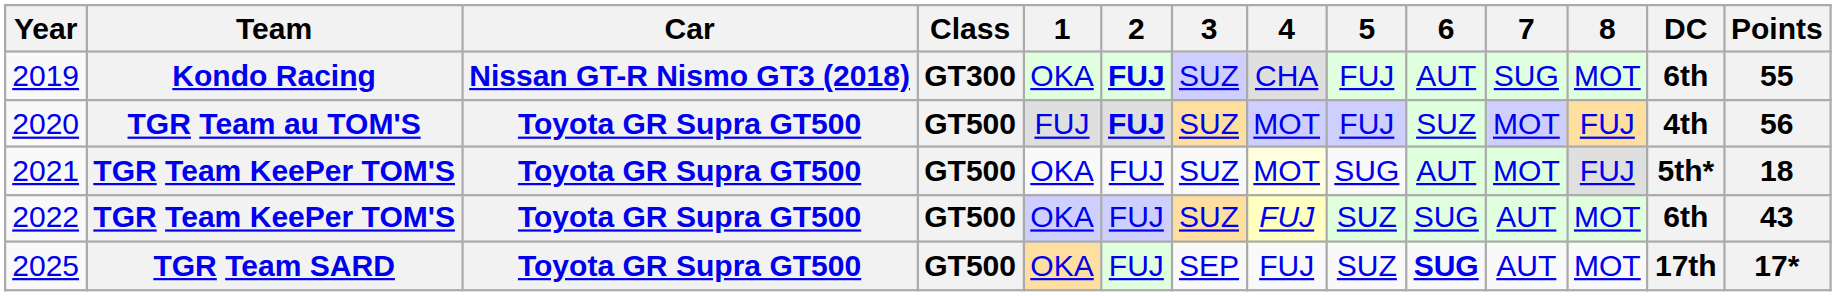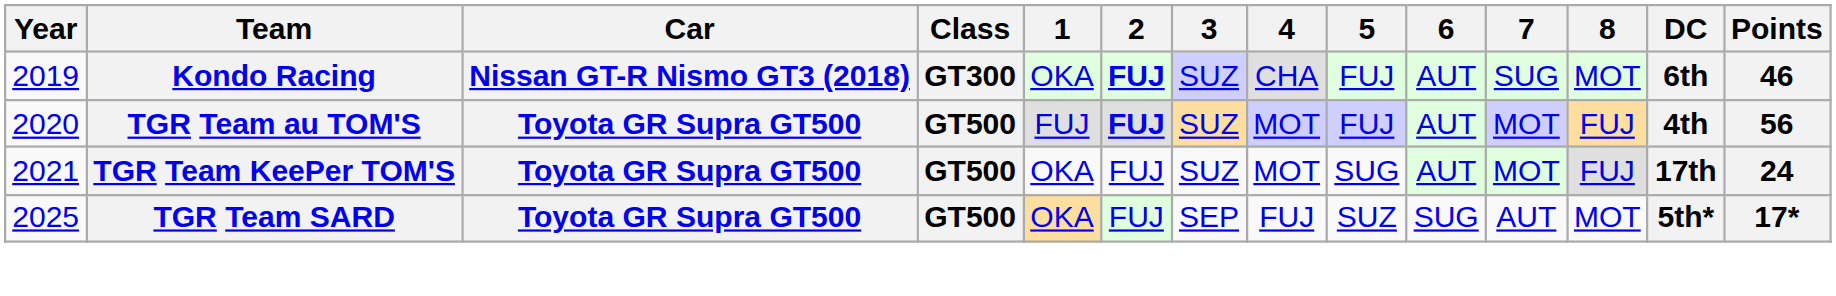(1777, 76) 55 -> (1777, 76) 46
(1446, 123) SUZ -> (1446, 123) AUT
(1287, 171) lightyellow background -> (1287, 171) no background
(1686, 171) 5th* -> (1686, 171) 17th
(1777, 171) 18 -> (1777, 171) 24
- row: (46, 218)
(1446, 265) bold -> (1446, 218) normal
(1686, 265) 17th -> (1686, 218) 5th*
